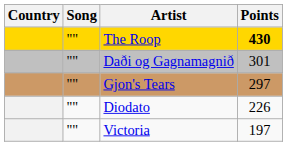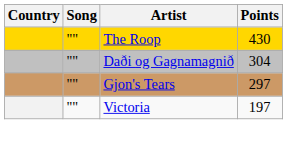(260, 38) bold -> (260, 38) normal
(260, 61) 301 -> (260, 61) 304
- row: (127, 107)
